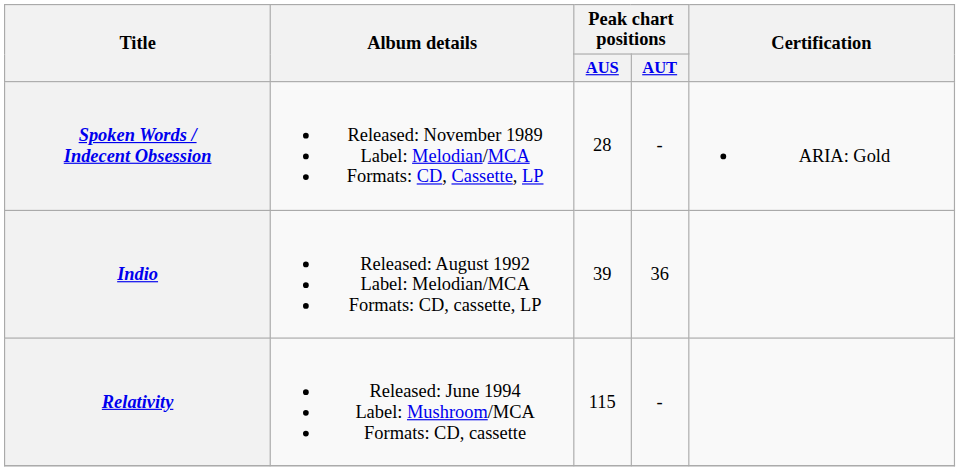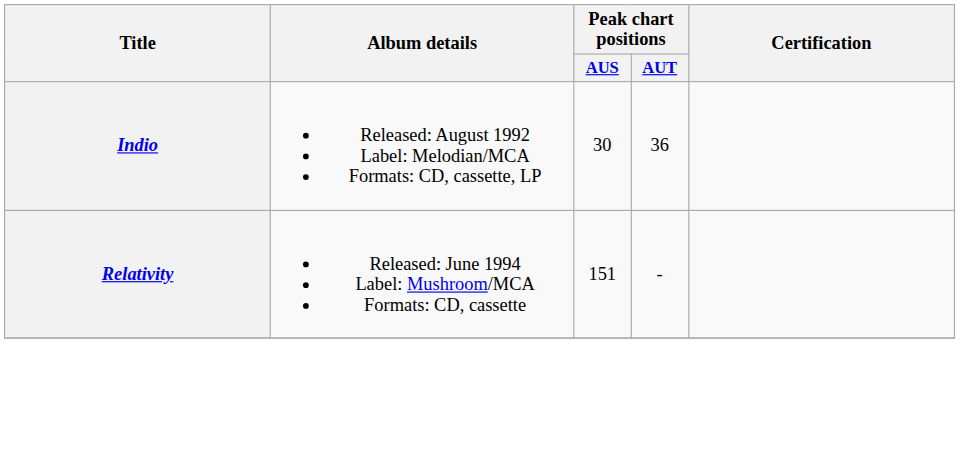- row: (138, 145)
(602, 273) 39 -> (602, 145) 30
(602, 401) 115 -> (602, 273) 151
